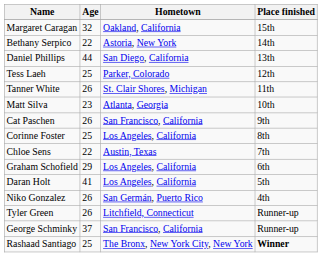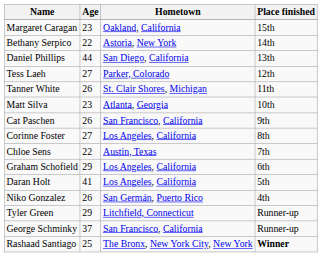(87, 27) 32 -> (87, 27) 23
(87, 74) 25 -> (87, 74) 27
(87, 136) 25 -> (87, 136) 27
(87, 213) 26 -> (87, 213) 29
